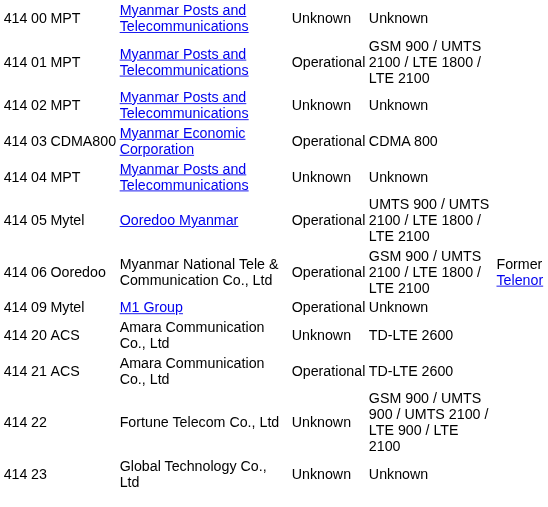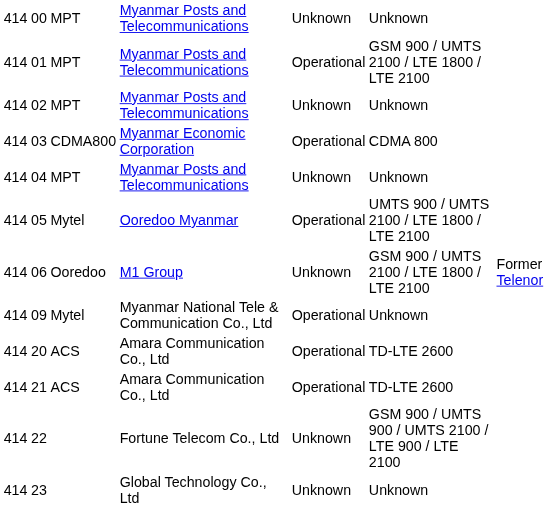(199, 272) Myanmar National Tele & Communication Co., Ltd -> (151, 272) M1 Group
(328, 272) Operational -> (321, 272) Unknown
(151, 307) M1 Group -> (199, 316) Myanmar National Tele & Communication Co., Ltd
(321, 335) Unknown -> (328, 351) Operational
